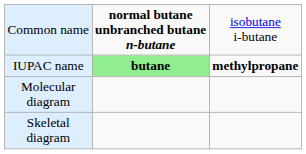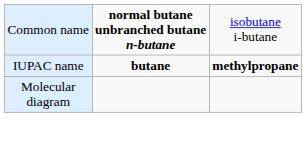(151, 65) lightgreen background -> (151, 65) no background
- row: (48, 130)
